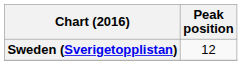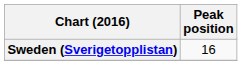(209, 49) 12 -> (209, 49) 16
